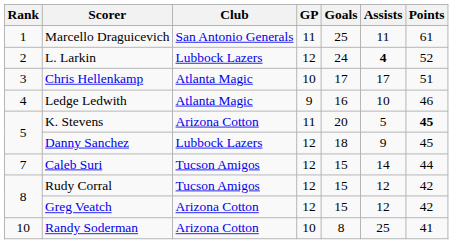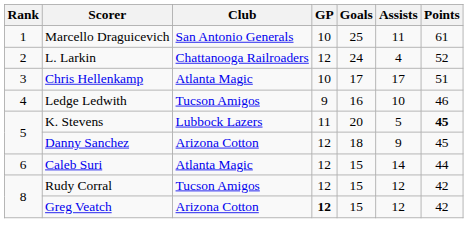(309, 36) 11 -> (324, 36) 10
(219, 57) Lubbock Lazers -> (242, 57) Chattanooga Railroaders
(383, 57) bold -> (398, 57) normal
(214, 100) Atlanta Magic -> (218, 100) Tucson Amigos
(217, 121) Arizona Cotton -> (219, 121) Lubbock Lazers
(219, 143) Lubbock Lazers -> (217, 143) Arizona Cotton
(23, 164) 7 -> (23, 164) 6
(218, 164) Tucson Amigos -> (214, 164) Atlanta Magic
(309, 206) normal -> (324, 206) bold
- row: (92, 228)
